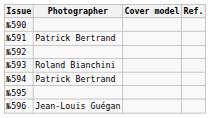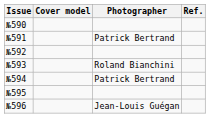columns swapped: (152, 11) <-> (78, 11)
